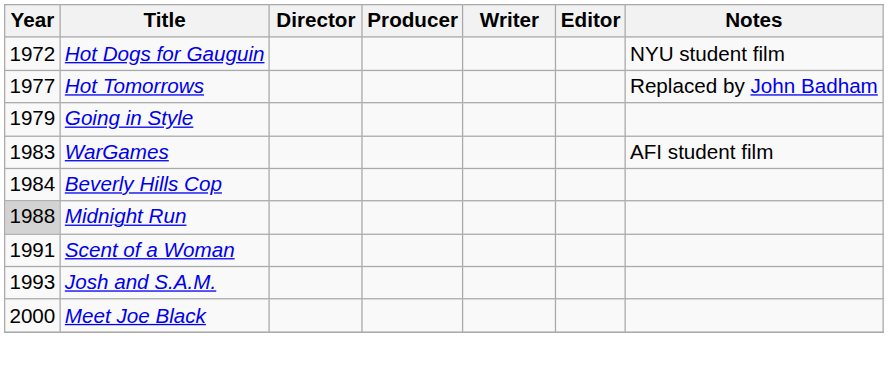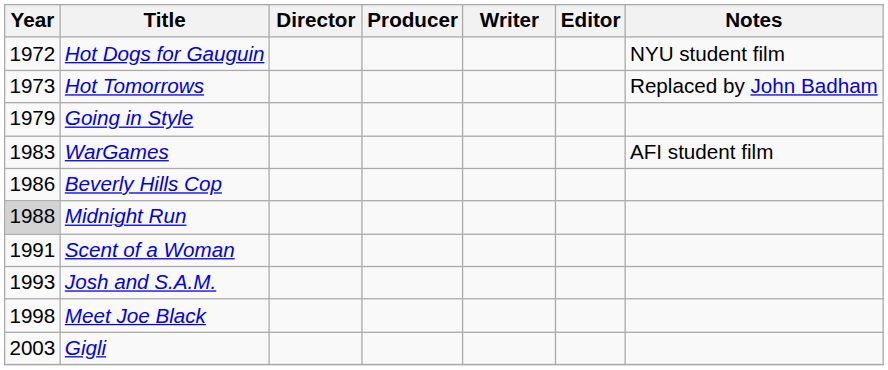(32, 86) 1977 -> (32, 86) 1973
(32, 184) 1984 -> (32, 184) 1986
(32, 315) 2000 -> (32, 315) 1998
+ row: (85, 348)
